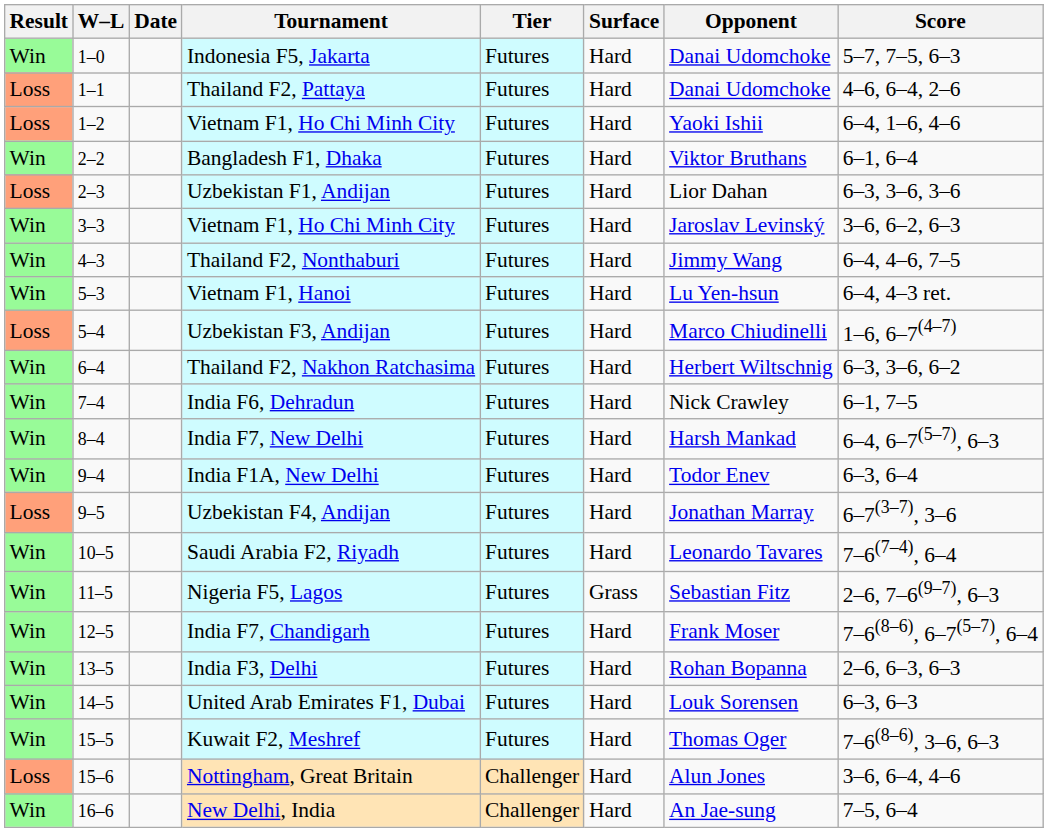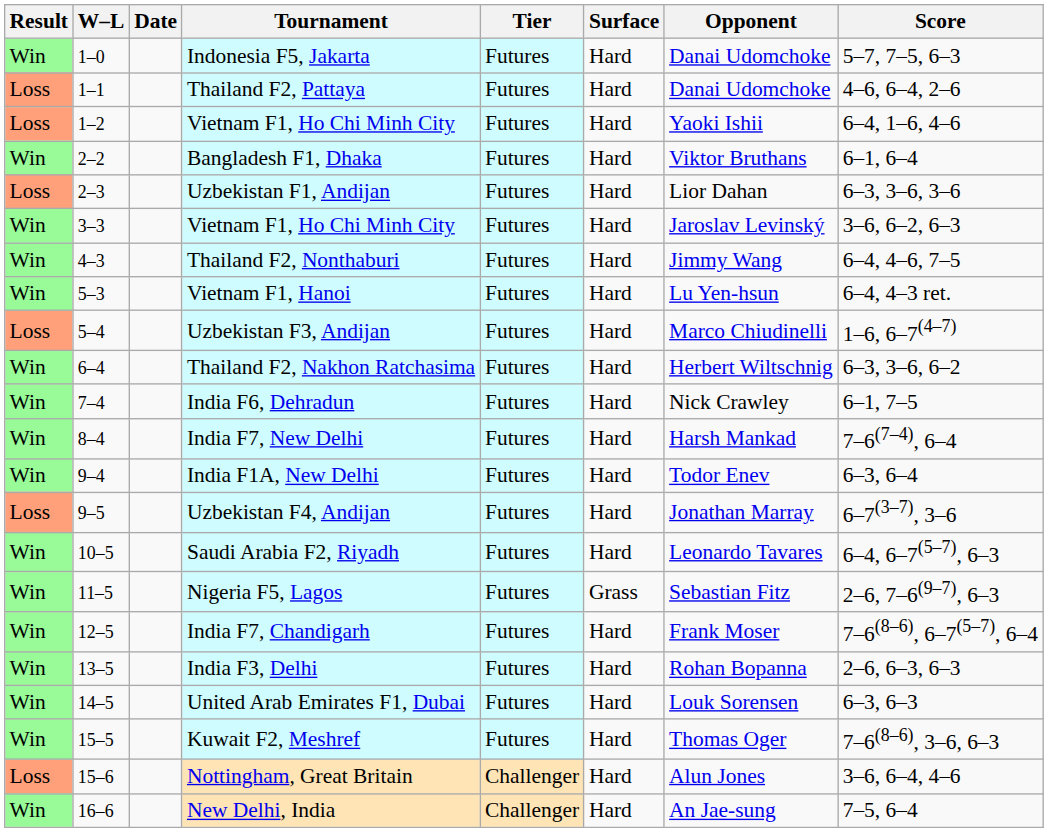(921, 438) 6–4, 6–7(5–7), 6–3 -> (900, 438) 7–6(7–4), 6–4
(900, 551) 7–6(7–4), 6–4 -> (921, 551) 6–4, 6–7(5–7), 6–3
